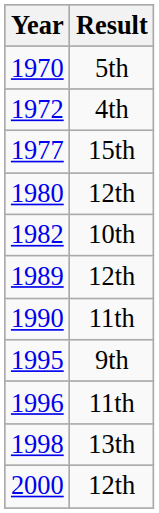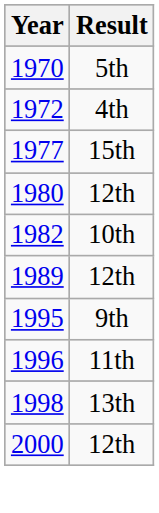- row: (37, 318)
